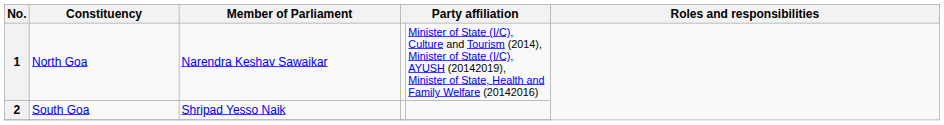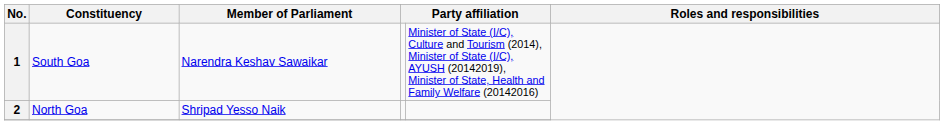(60, 62) North Goa -> (61, 62) South Goa
(61, 110) South Goa -> (60, 110) North Goa
